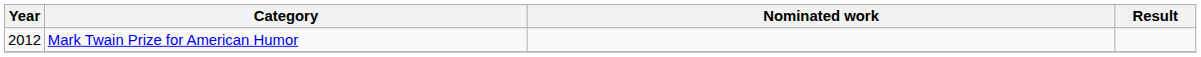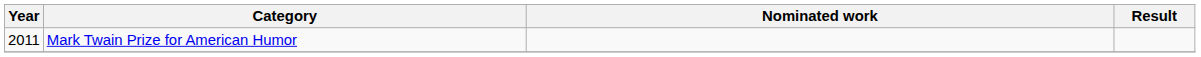(24, 39) 2012 -> (24, 39) 2011
